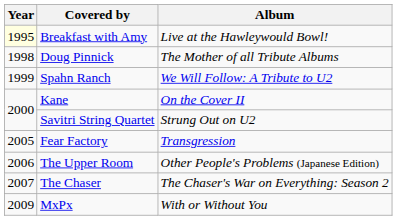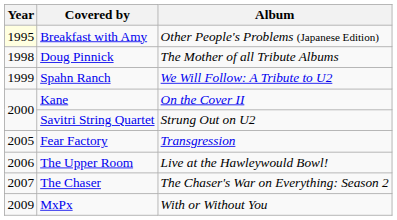(244, 36) Live at the Hawleywould Bowl! -> (270, 36) Other People's Problems (Japanese Edition)
(270, 162) Other People's Problems (Japanese Edition) -> (244, 162) Live at the Hawleywould Bowl!
